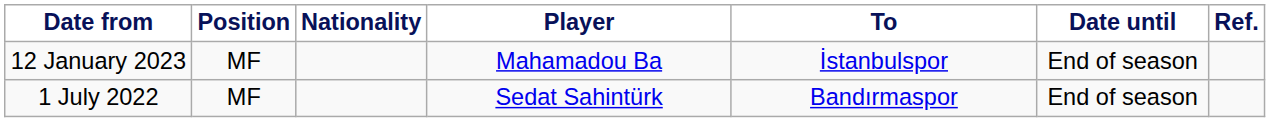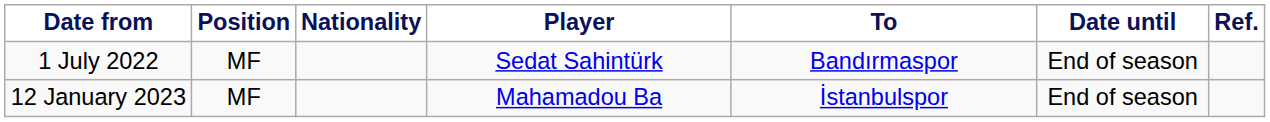rows swapped: (98, 97) <-> (98, 60)
